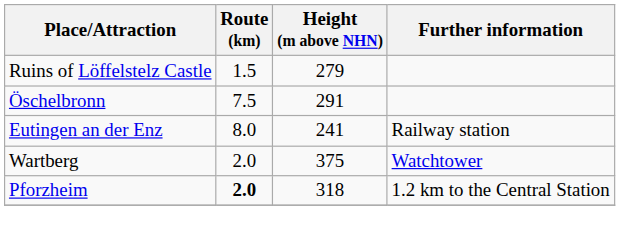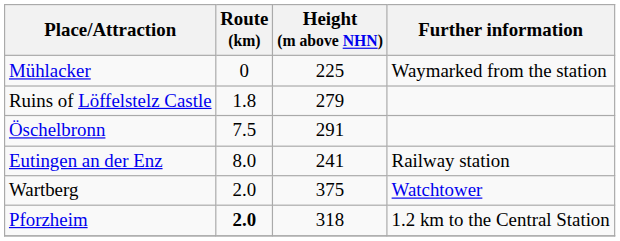+ row: (50, 70)
(244, 70) 1.5 -> (244, 100) 1.8
